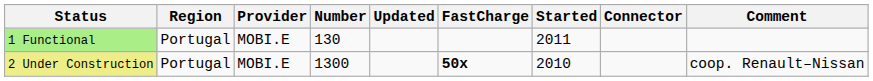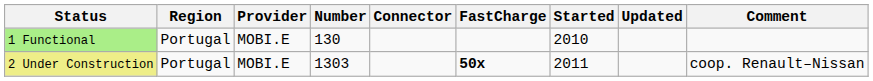columns swapped: (643, 16) <-> (404, 16)
(553, 40) 2011 -> (571, 40) 2010
(332, 64) 1300 -> (332, 64) 1303
(553, 64) 2010 -> (571, 64) 2011
